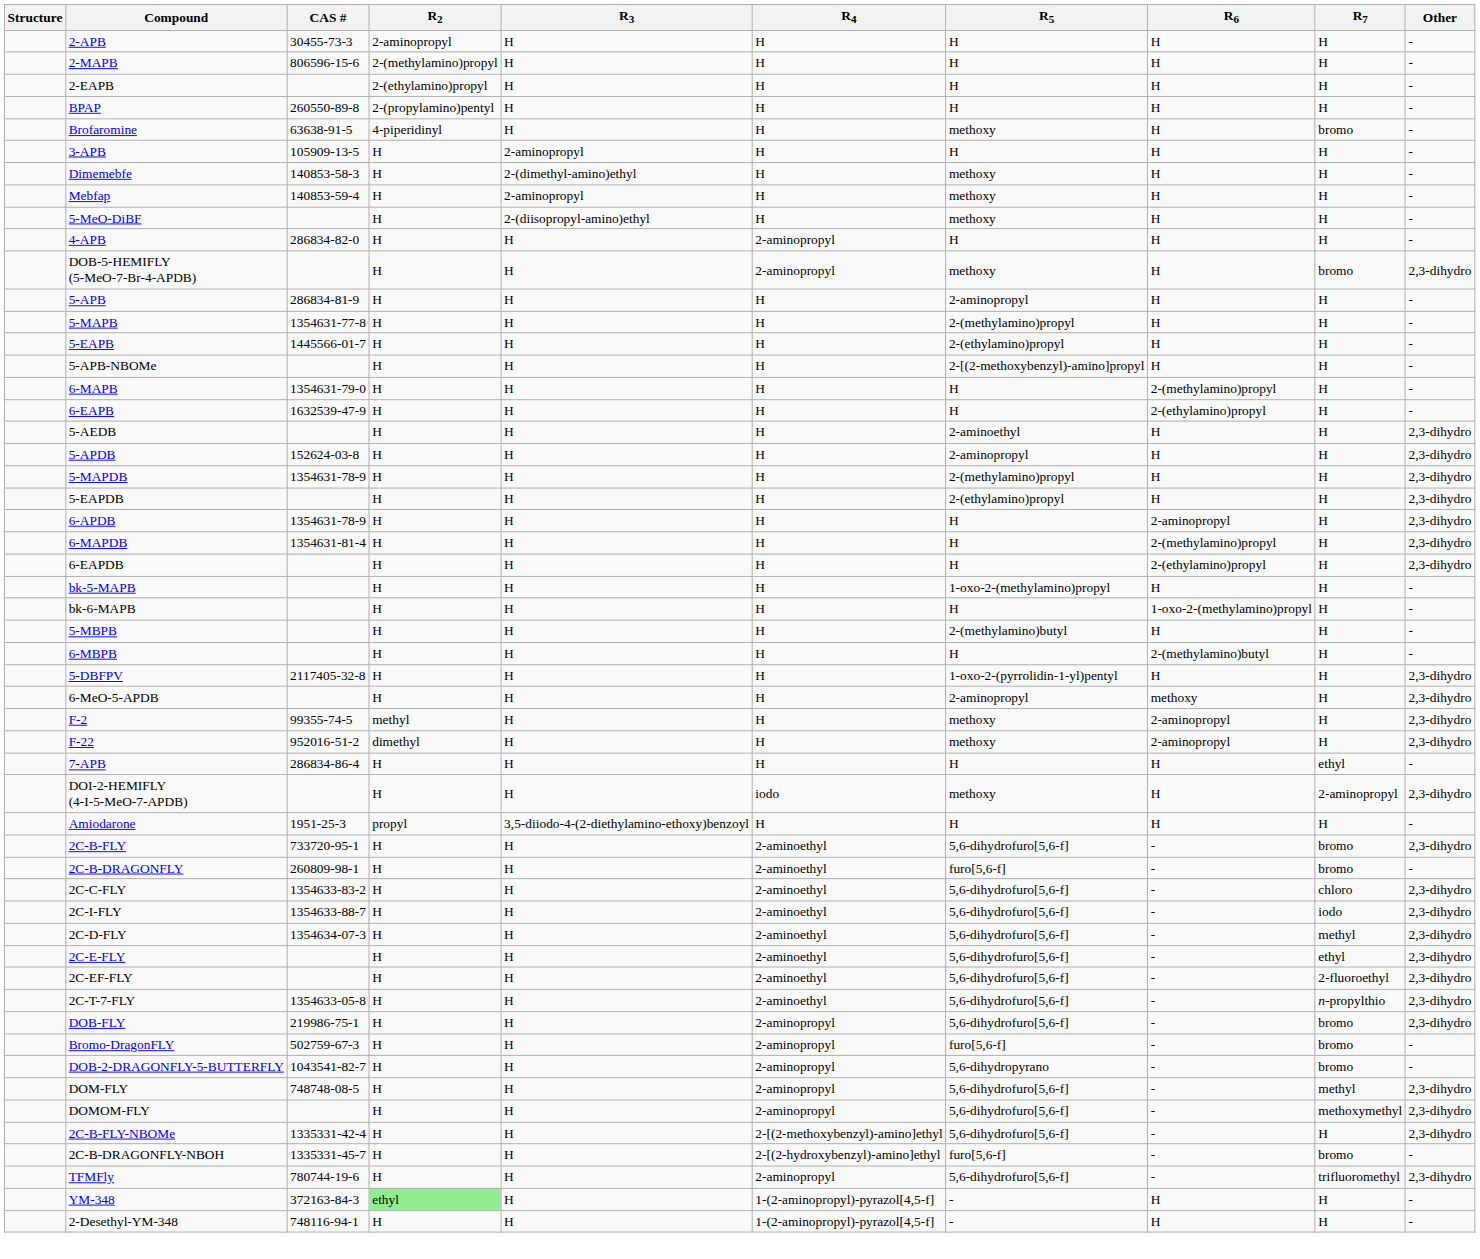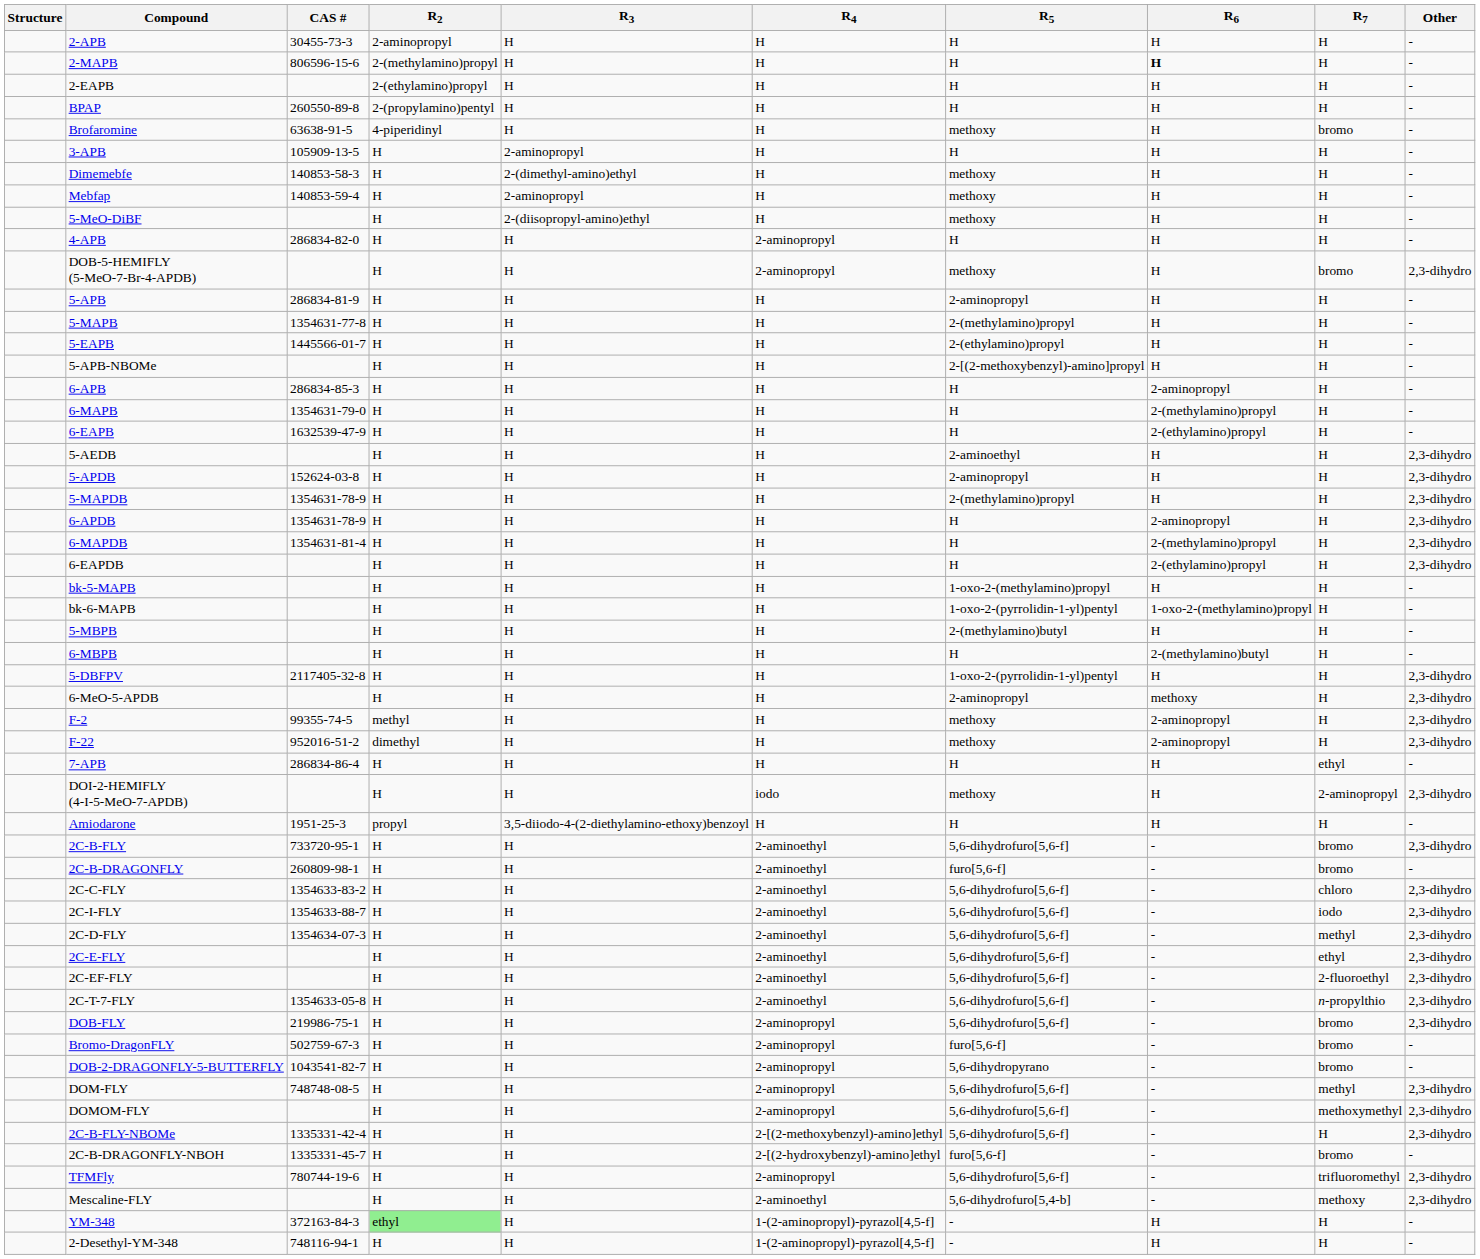(1156, 63) normal -> (1156, 63) bold
+ row: (87, 388)
- row: (96, 499)
(954, 609) H -> (1033, 609) 1-oxo-2-(pyrrolidin-1-yl)pentyl
+ row: (110, 1199)
